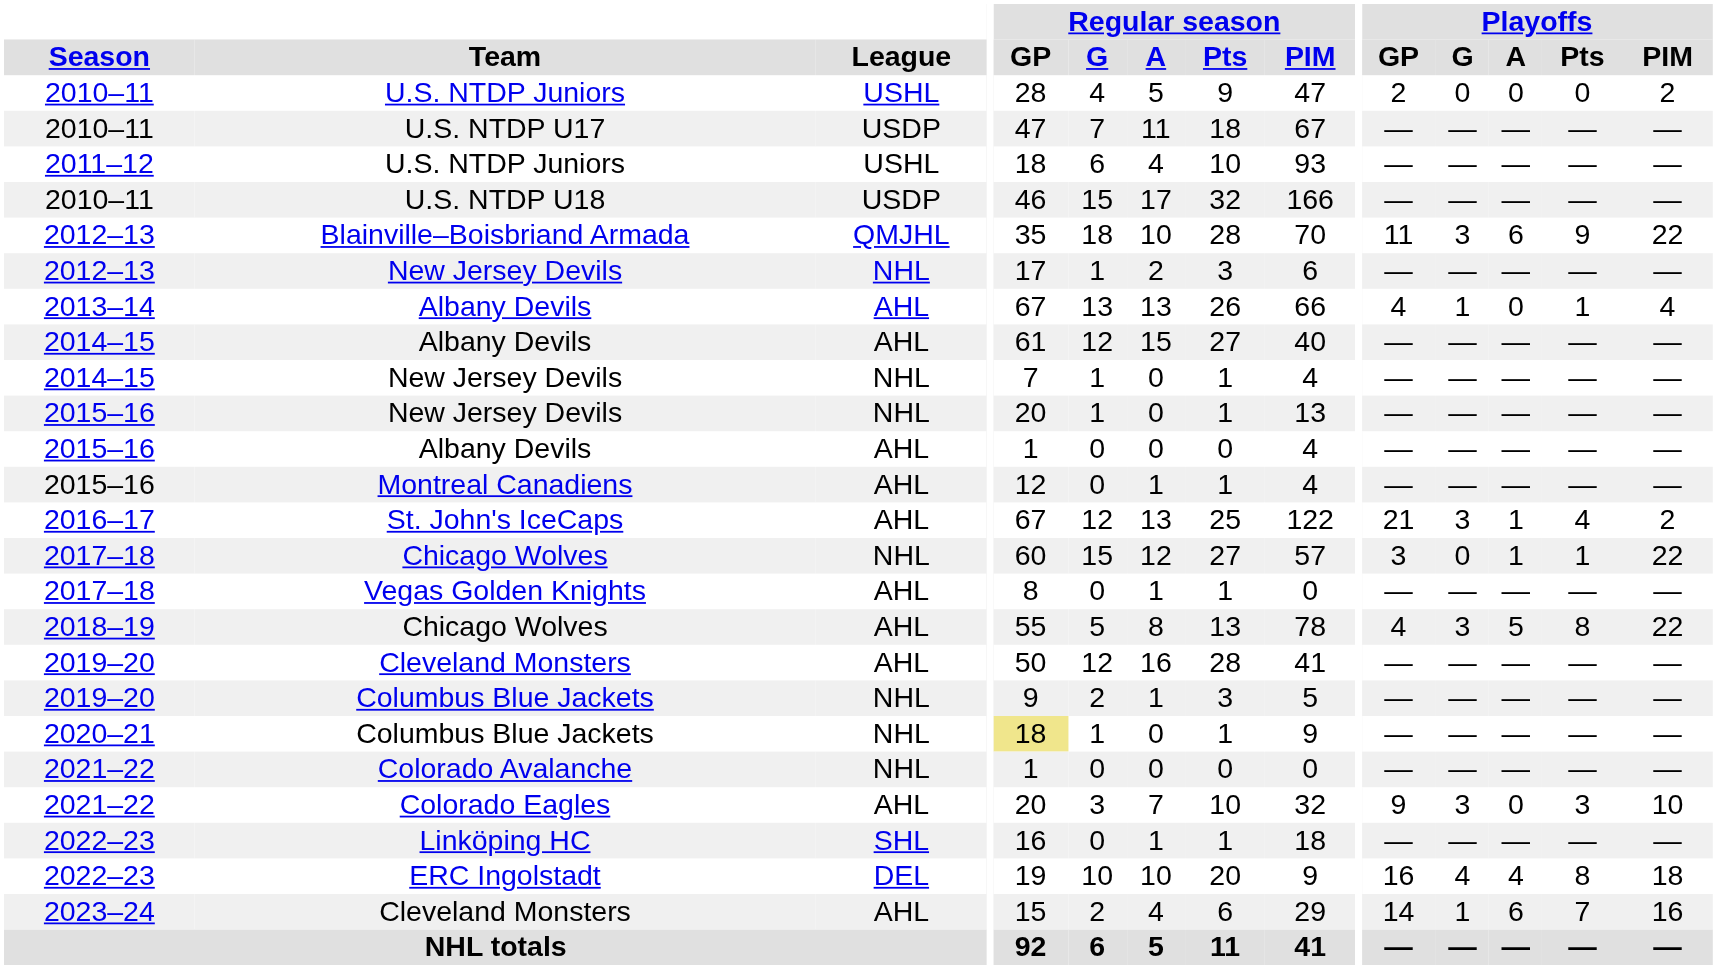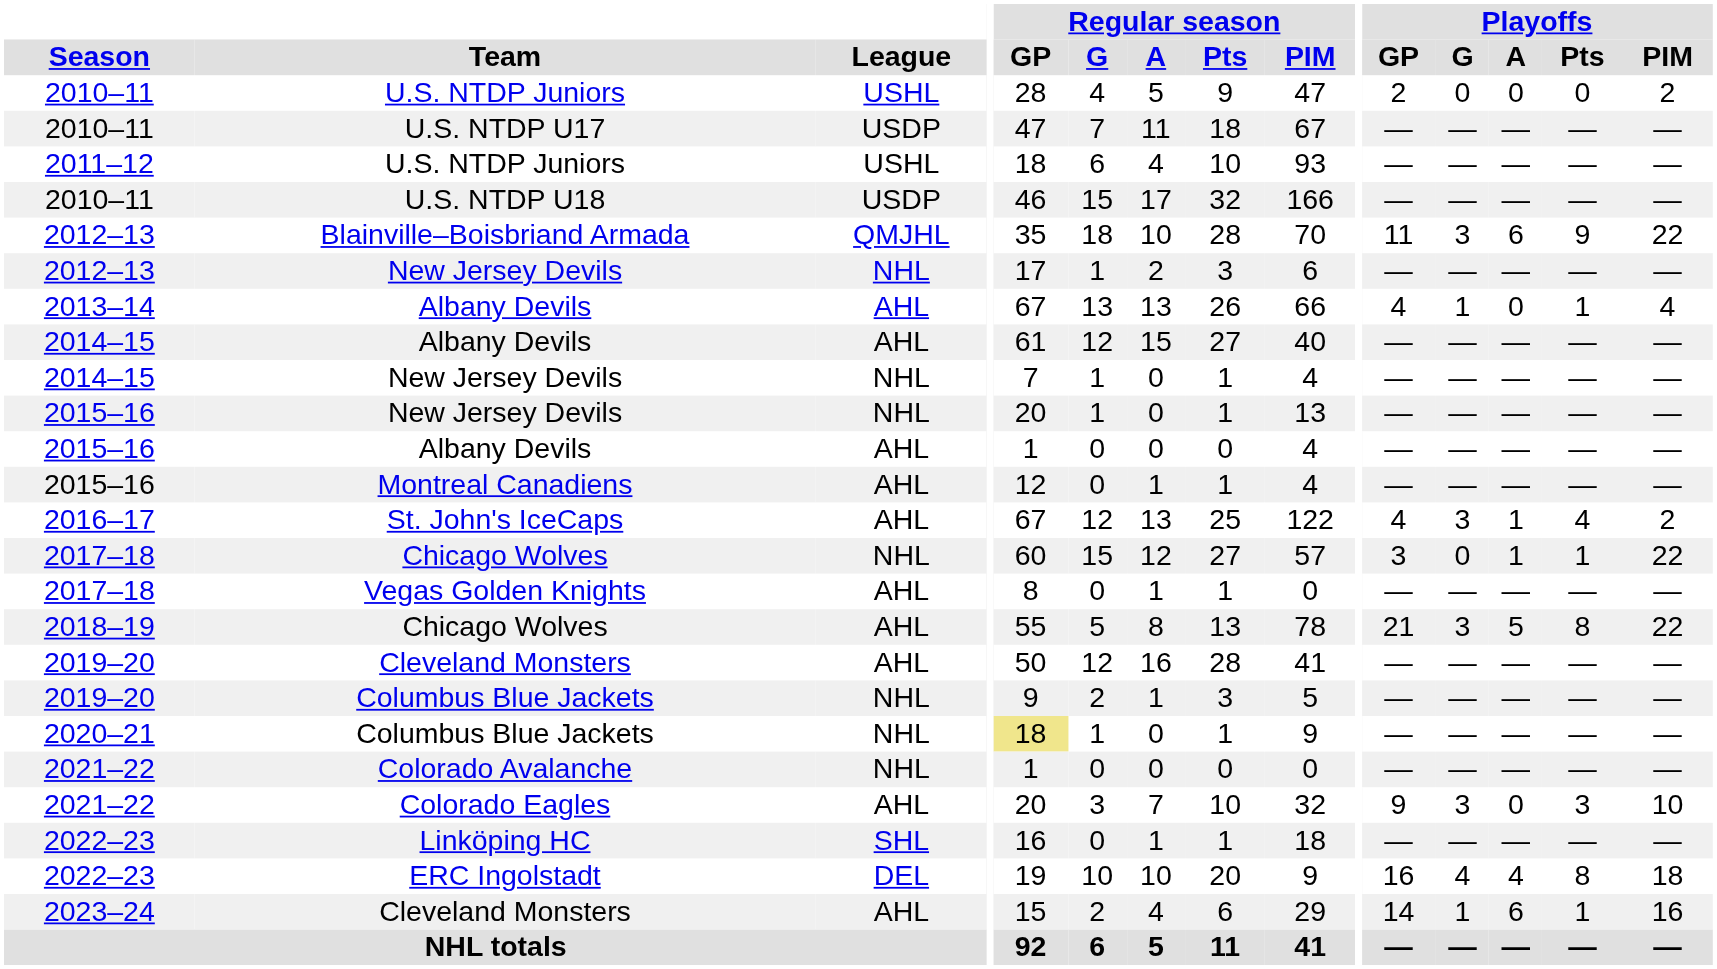(1399, 519) 21 -> (1399, 519) 4
(1399, 626) 4 -> (1399, 626) 21
(1582, 911) 7 -> (1582, 911) 1
